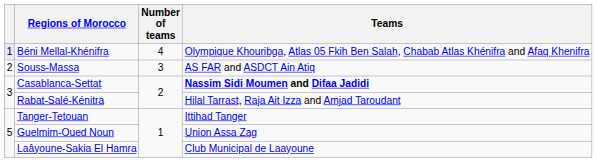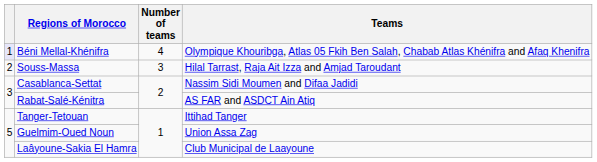(250, 68) AS FAR and ASDCT Ain Atiq -> (293, 68) Hilal Tarrast, Raja Ait Izza and Amjad Taroudant
(277, 84) bold -> (271, 84) normal
(293, 100) Hilal Tarrast, Raja Ait Izza and Amjad Taroudant -> (250, 100) AS FAR and ASDCT Ain Atiq
